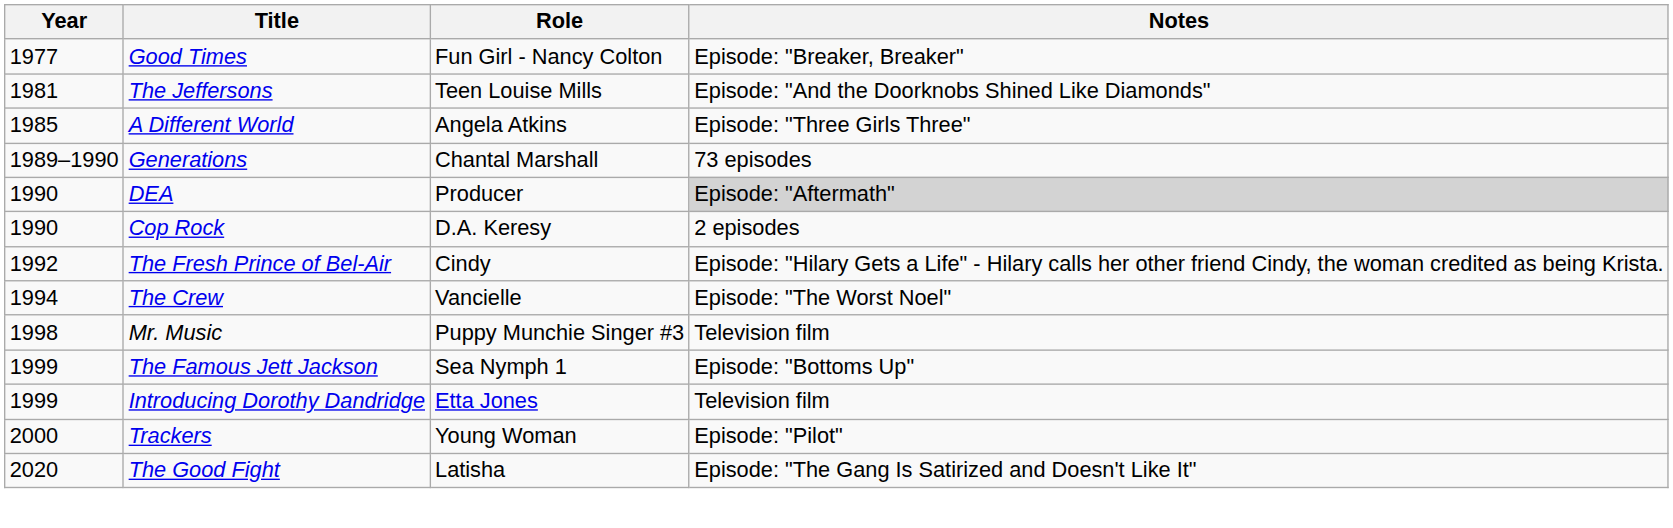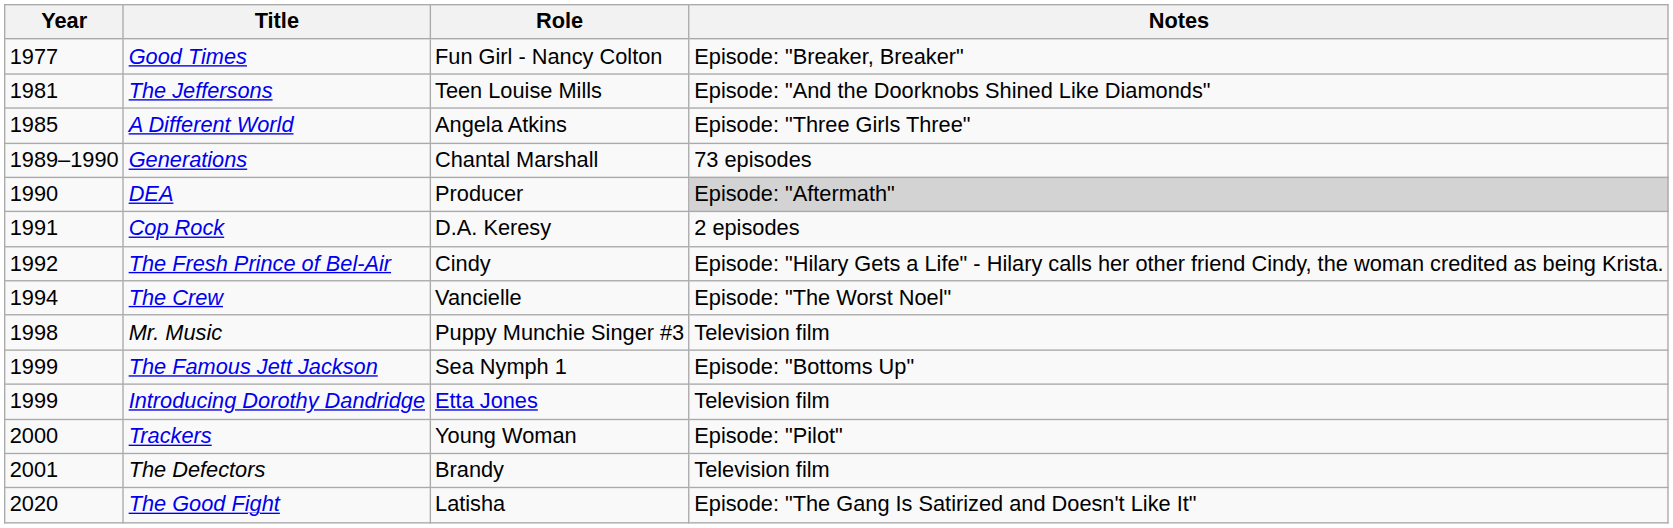(34, 228) 1990 -> (34, 228) 1991
+ row: (197, 470)
